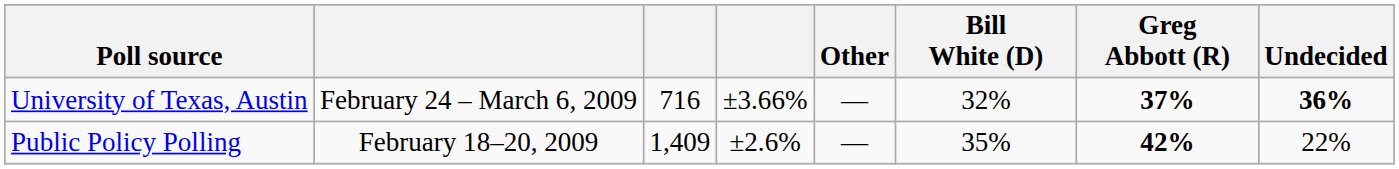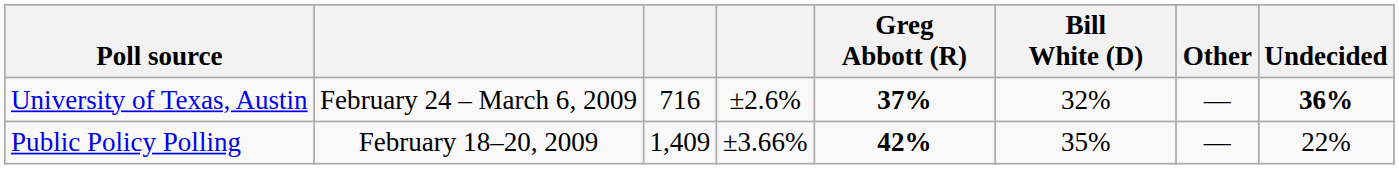columns swapped: (1167, 41) <-> (854, 56)
(765, 99) ±3.66% -> (765, 99) ±2.6%
(765, 142) ±2.6% -> (765, 142) ±3.66%
